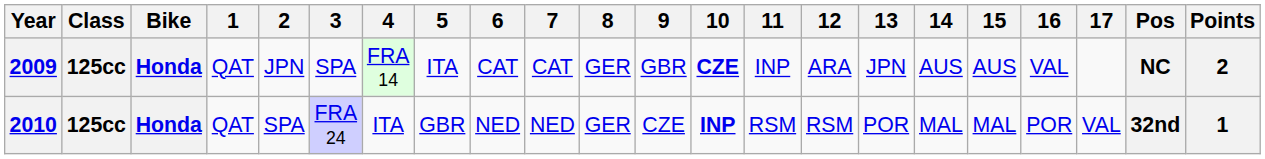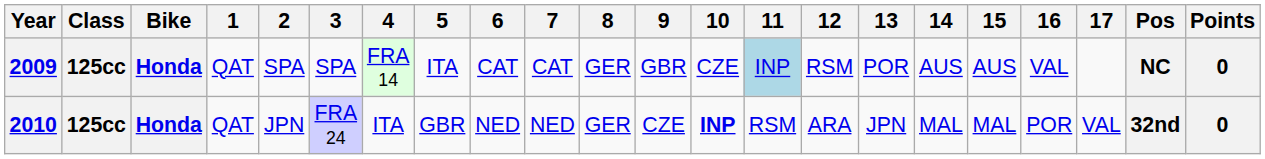(284, 67) JPN -> (284, 67) SPA
(718, 67) bold -> (718, 67) normal
(773, 67) no background -> (773, 67) lightblue background
(830, 67) ARA -> (830, 67) RSM
(886, 67) JPN -> (886, 67) POR
(1223, 67) 2 -> (1223, 67) 0
(284, 124) SPA -> (284, 124) JPN
(830, 124) RSM -> (830, 124) ARA
(886, 124) POR -> (886, 124) JPN
(1223, 124) 1 -> (1223, 124) 0
